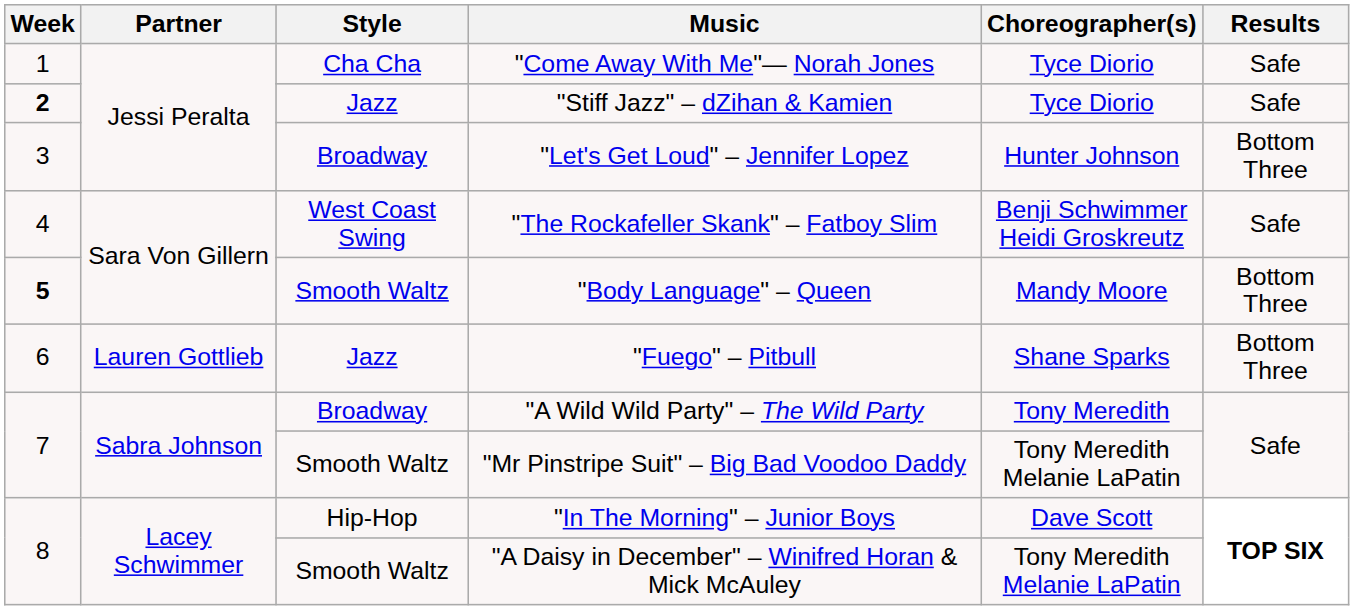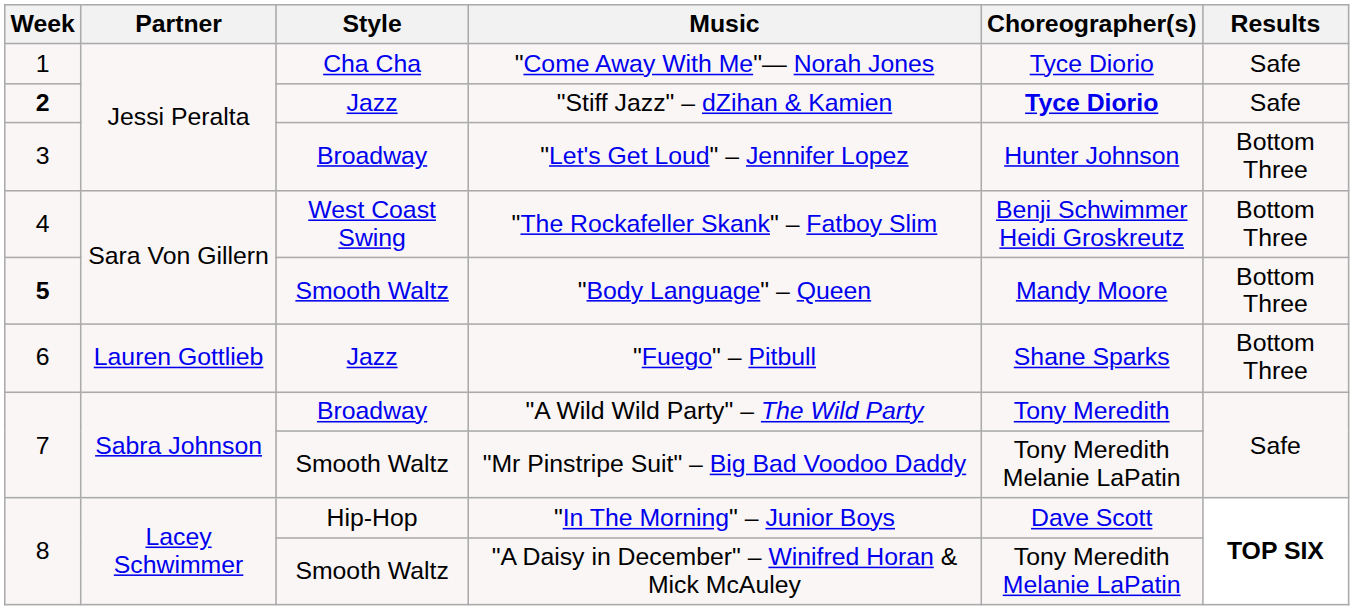(1092, 102) normal -> (1092, 102) bold
(1275, 223) Safe -> (1275, 223) Bottom Three
